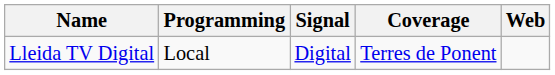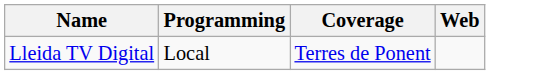- column: (323, 20)
